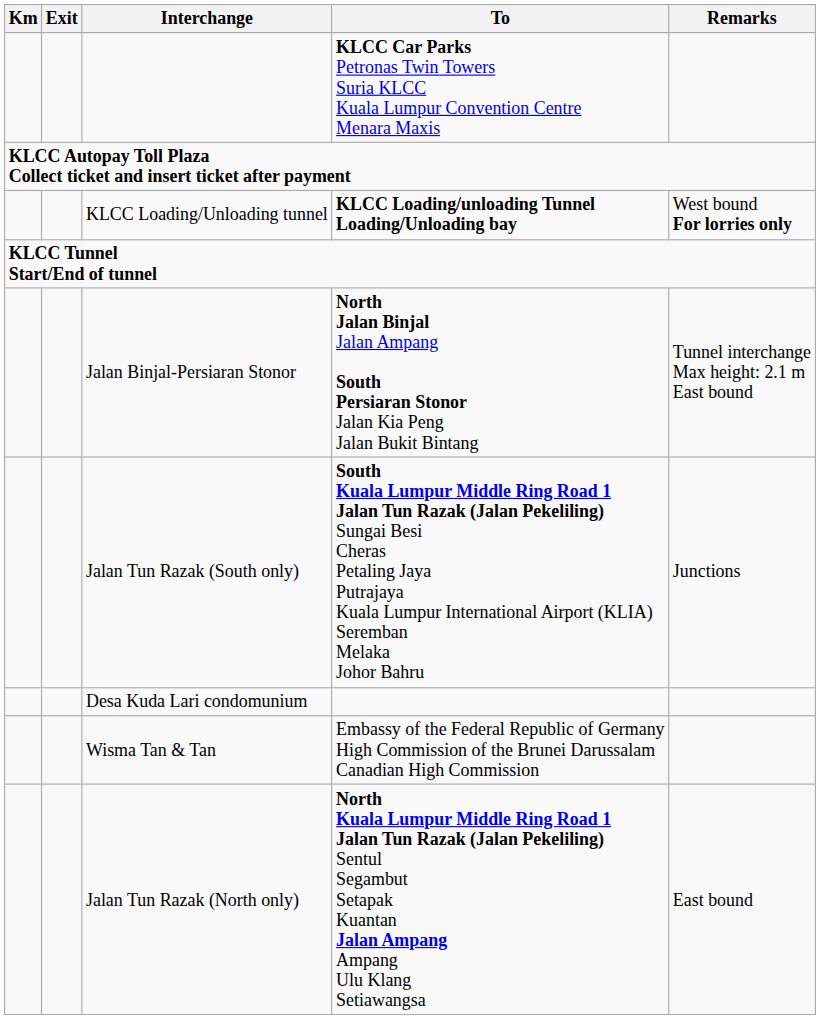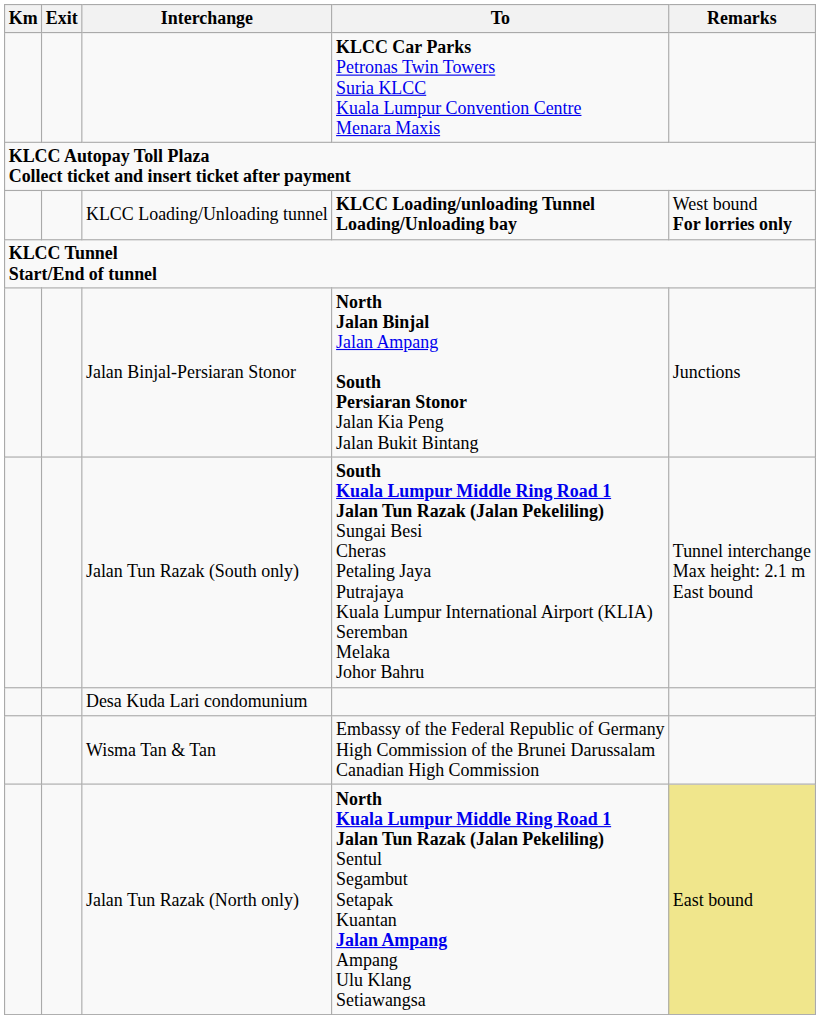(742, 372) Tunnel interchange Max height: 2.1 m East bound -> (707, 372) Junctions
(707, 572) Junctions -> (742, 572) Tunnel interchange Max height: 2.1 m East bound
(713, 899) no background -> (713, 899) khaki background
